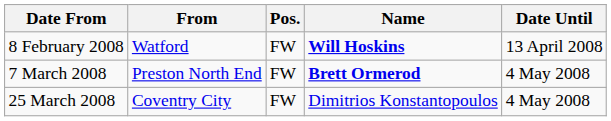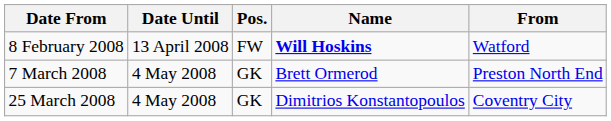columns swapped: (554, 18) <-> (197, 18)
(283, 73) FW -> (249, 73) GK
(364, 73) bold -> (326, 73) normal
(283, 101) FW -> (249, 101) GK
